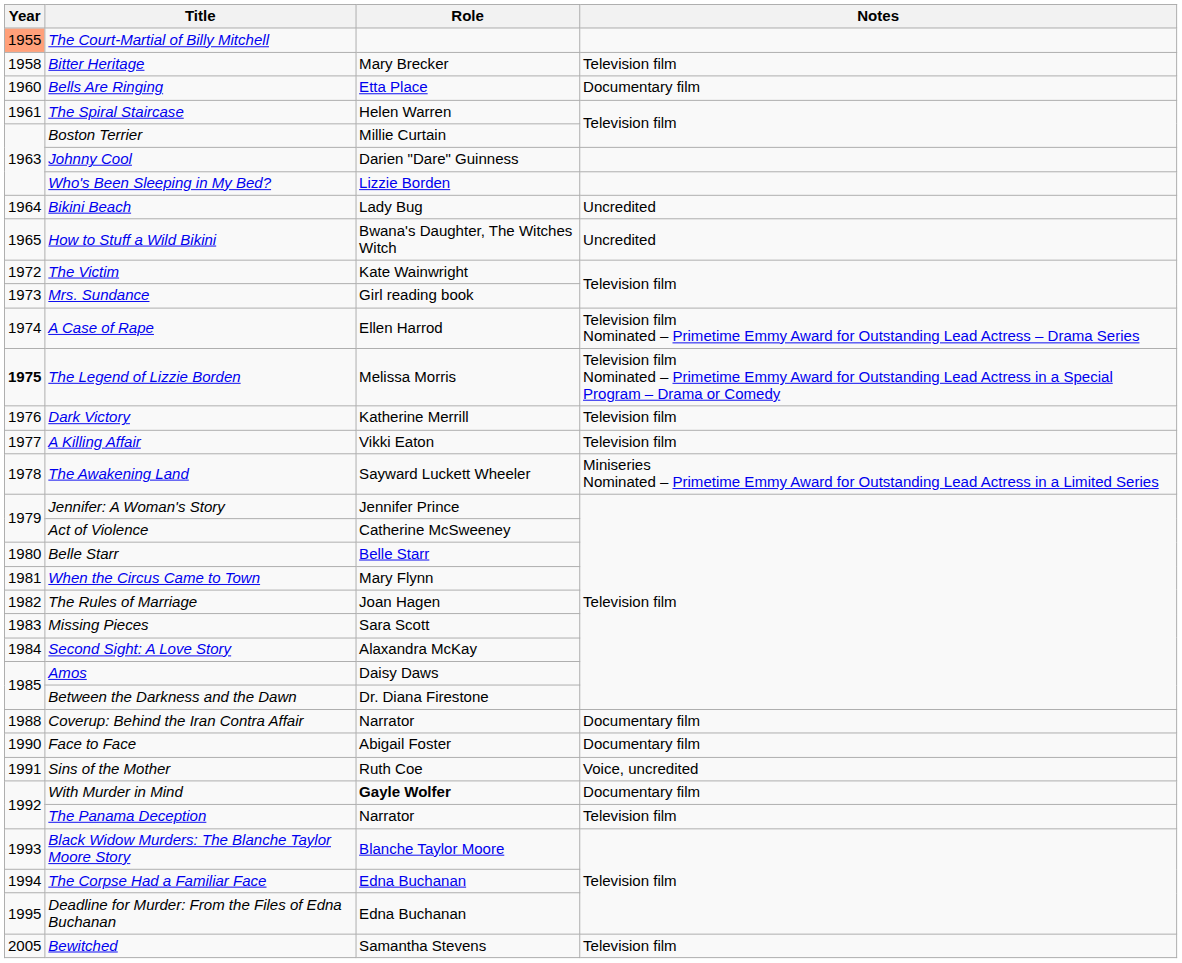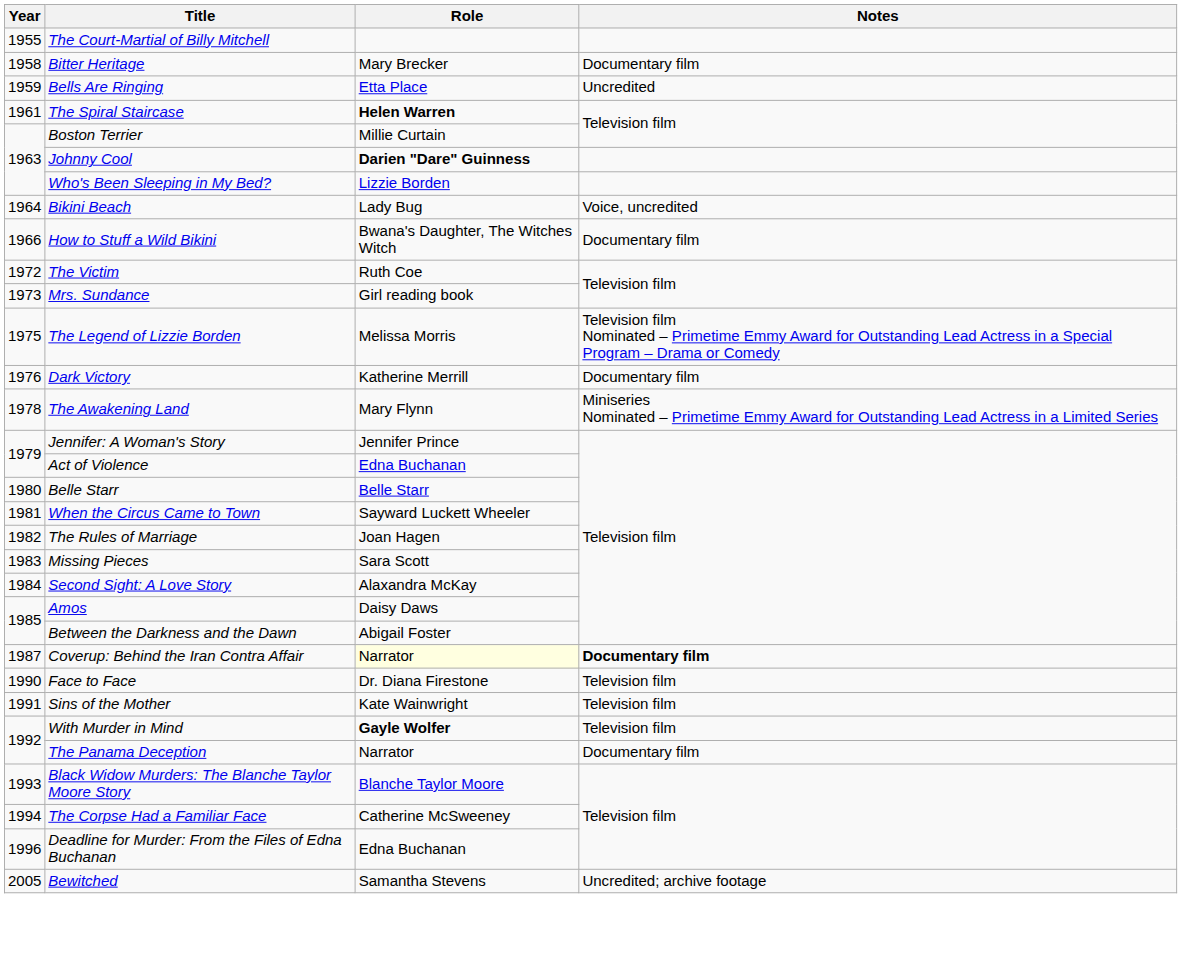(25, 40) lightsalmon background -> (25, 40) no background
(630, 64) Television film -> (641, 64) Documentary film
(25, 87) 1960 -> (25, 87) 1959
(642, 87) Documentary film -> (619, 87) Uncredited
(405, 111) normal -> (407, 111) bold
(439, 159) normal -> (444, 159) bold
(619, 207) Uncredited -> (640, 207) Voice, uncredited
(25, 239) 1965 -> (25, 239) 1966
(619, 239) Uncredited -> (641, 239) Documentary film
(414, 271) Kate Wainwright -> (390, 271) Ruth Coe
- row: (101, 328)
(25, 377) bold -> (25, 336) normal
(630, 418) Television film -> (641, 377) Documentary film
- row: (95, 441)
(445, 474) Sayward Luckett Wheeler -> (396, 409) Mary Flynn
(435, 530) Catherine McSweeney -> (412, 465) Edna Buchanan
(396, 578) Mary Flynn -> (444, 513) Sayward Luckett Wheeler
(424, 697) Dr. Diana Firestone -> (405, 632) Abigail Foster
(25, 721) 1988 -> (25, 656) 1987
(387, 721) no background -> (386, 656) lightyellow background
(642, 721) normal -> (646, 656) bold
(405, 745) Abigail Foster -> (423, 680) Dr. Diana Firestone
(642, 745) Documentary film -> (629, 680) Television film
(391, 768) Ruth Coe -> (413, 704) Kate Wainwright
(641, 768) Voice, uncredited -> (629, 704) Television film
(642, 792) Documentary film -> (629, 728) Television film
(630, 816) Television film -> (641, 751) Documentary film
(413, 881) Edna Buchanan -> (434, 816) Catherine McSweeney
(25, 913) 1995 -> (25, 848) 1996
(630, 945) Television film -> (674, 881) Uncredited; archive footage
